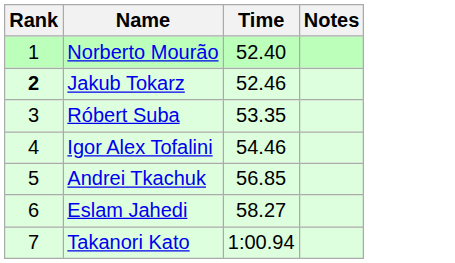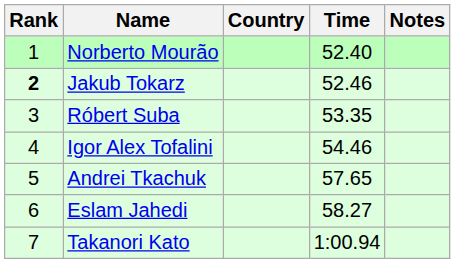+ column: (266, 20)
(261, 178) 56.85 -> (347, 178) 57.65
